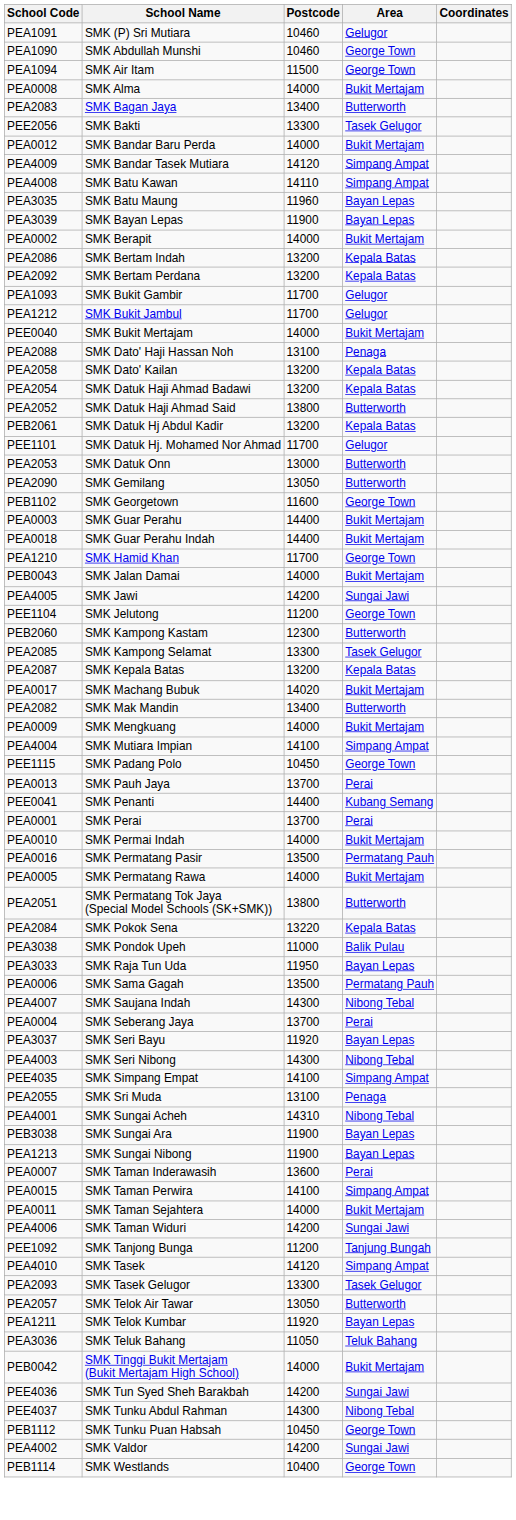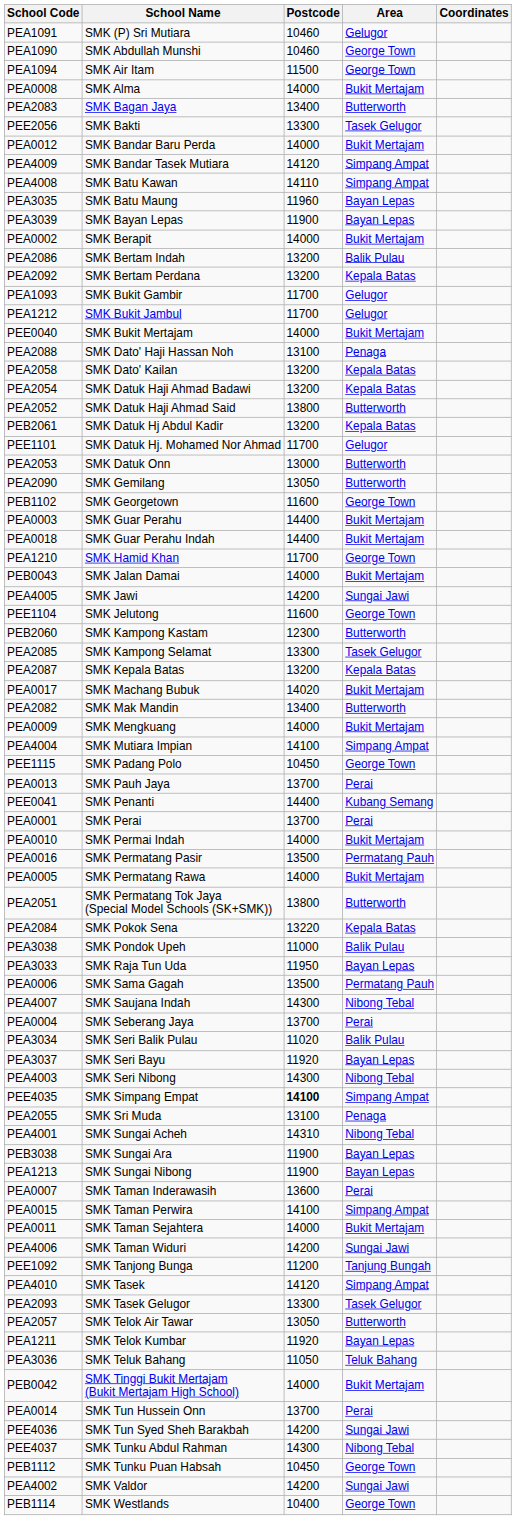(380, 257) Kepala Batas -> (375, 257) Balik Pulau
(302, 614) 11200 -> (302, 614) 11600
+ row: (32, 1041)
(303, 1078) normal -> (303, 1097) bold
+ row: (32, 1411)
